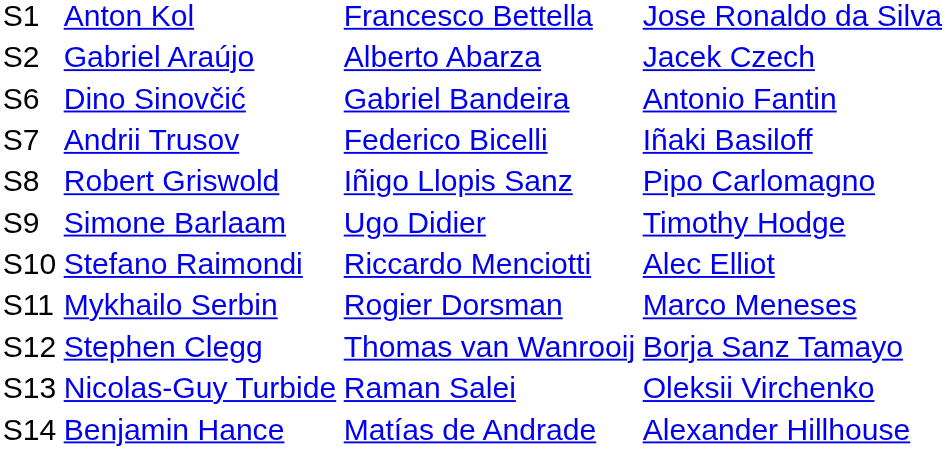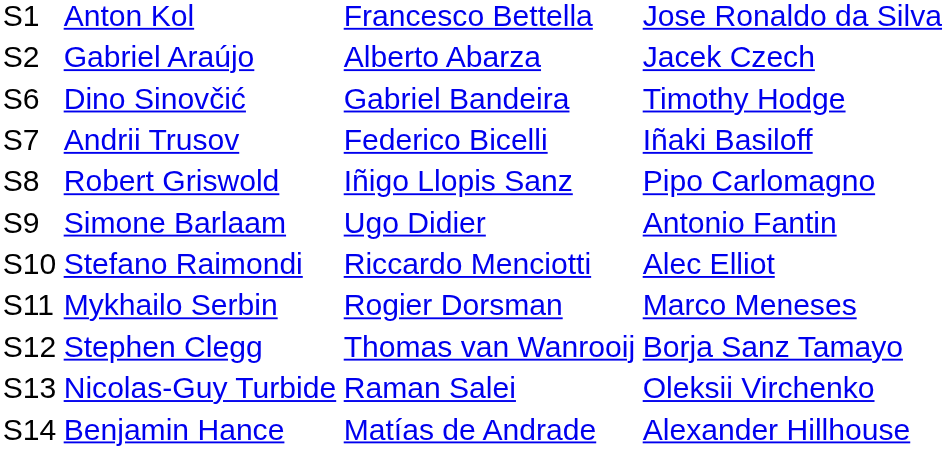(740, 98) Antonio Fantin -> (744, 98) Timothy Hodge
(744, 222) Timothy Hodge -> (740, 222) Antonio Fantin
